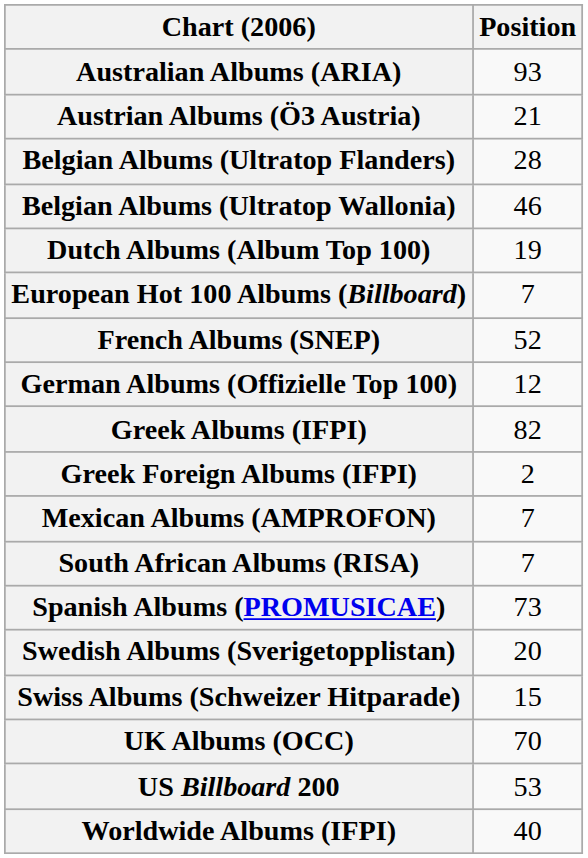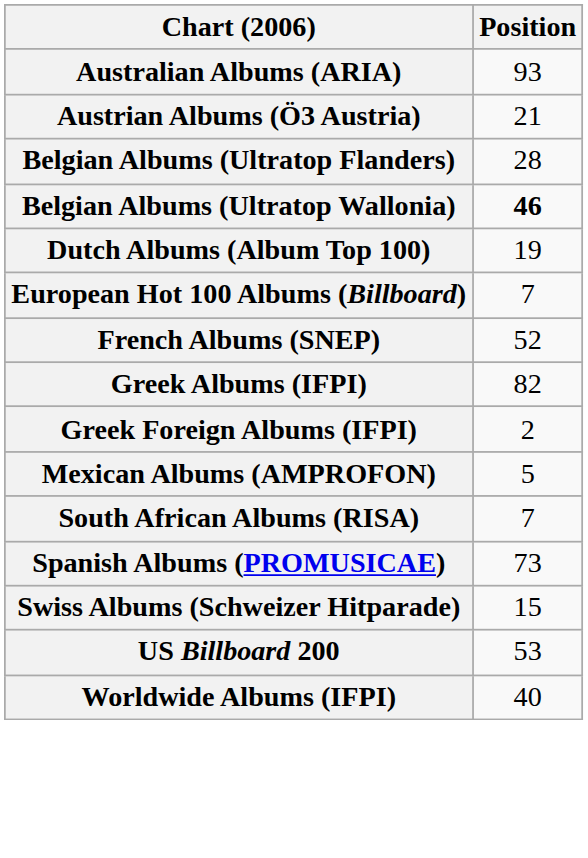(528, 205) normal -> (528, 205) bold
- row: (239, 384)
(528, 518) 7 -> (528, 473) 5
- row: (239, 652)
- row: (239, 741)
